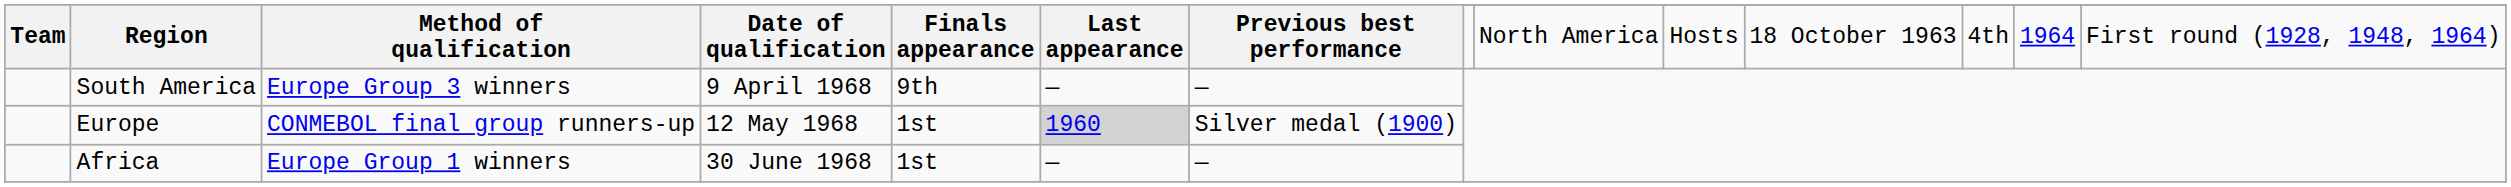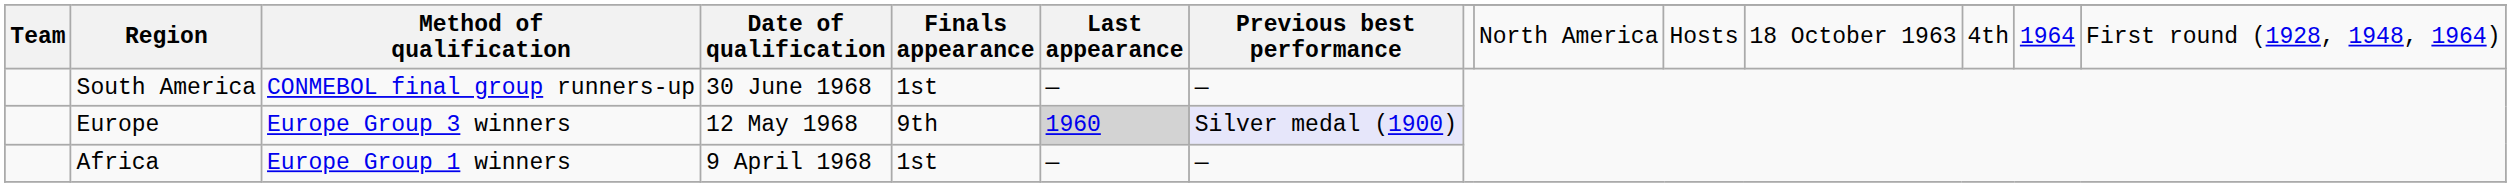(419, 88) Europe Group 3 winners -> (481, 88) CONMEBOL final group runners-up
(789, 88) 9 April 1968 -> (789, 88) 30 June 1968
(917, 88) 9th -> (917, 88) 1st
(481, 125) CONMEBOL final group runners-up -> (419, 125) Europe Group 3 winners
(917, 125) 1st -> (917, 125) 9th
(1326, 125) no background -> (1326, 125) lavender background
(789, 163) 30 June 1968 -> (789, 163) 9 April 1968
